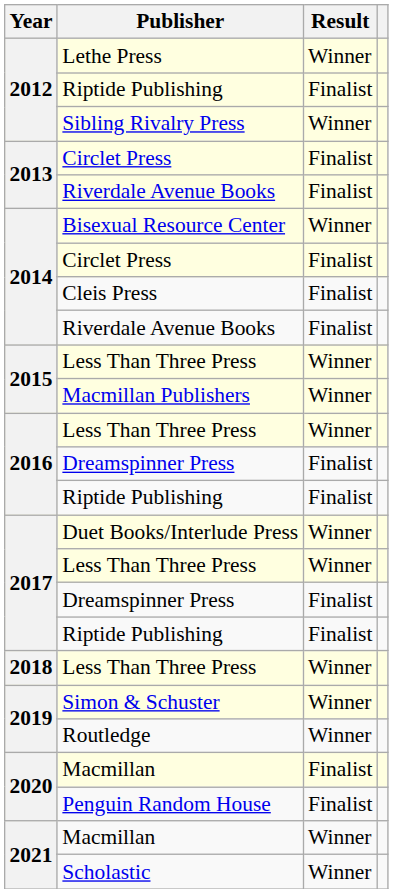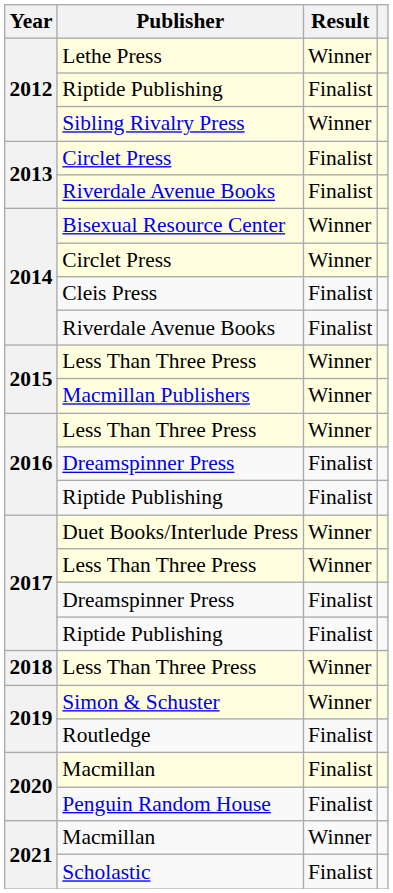(340, 259) Finalist -> (340, 259) Winner
(340, 735) Winner -> (340, 735) Finalist
(340, 871) Winner -> (340, 871) Finalist
